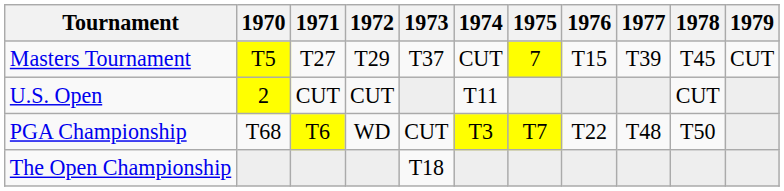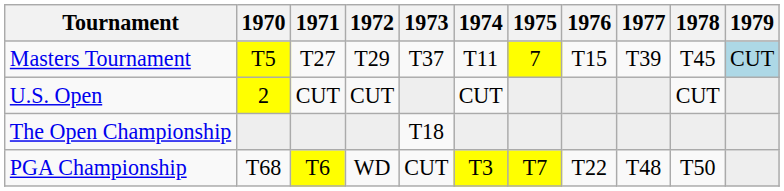(481, 59) CUT -> (481, 59) T11
(752, 59) no background -> (752, 59) lightblue background
(481, 95) T11 -> (481, 95) CUT
rows swapped: (121, 168) <-> (98, 131)
